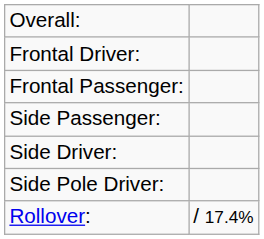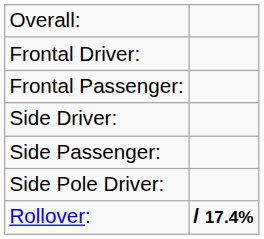rows swapped: (63, 151) <-> (85, 119)
(223, 217) normal -> (223, 217) bold
